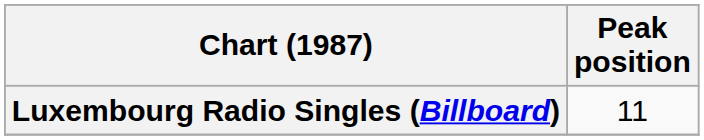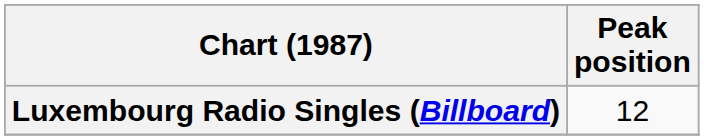(632, 109) 11 -> (632, 109) 12
